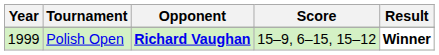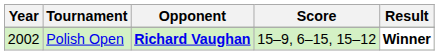(24, 39) 1999 -> (24, 39) 2002
